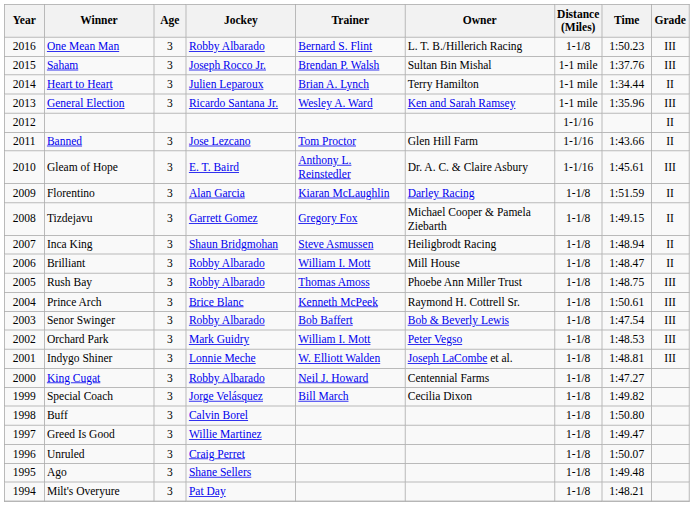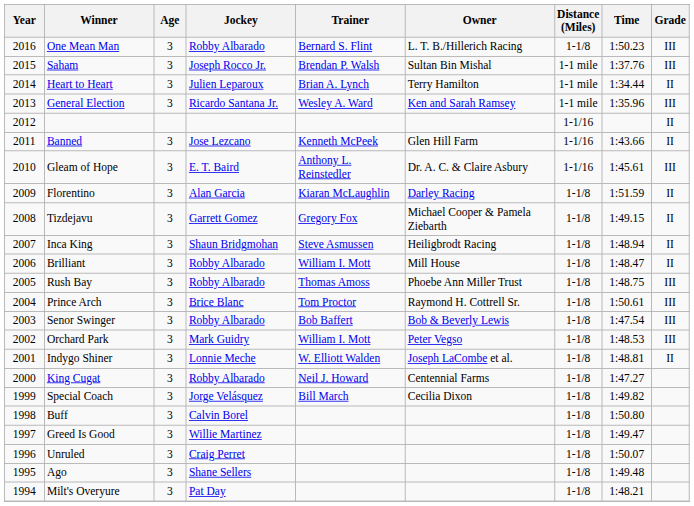(327, 141) Tom Proctor -> (338, 141) Kenneth McPeek
(338, 302) Kenneth McPeek -> (327, 302) Tom Proctor
(670, 359) III -> (670, 359) II
